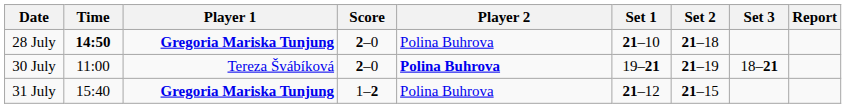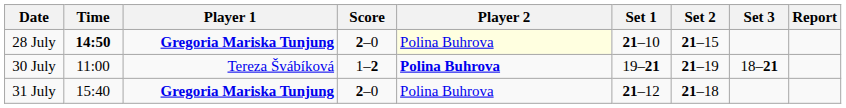(447, 41) no background -> (447, 41) lightyellow background
(700, 41) 21–18 -> (700, 41) 21–15
(367, 66) 2–0 -> (367, 66) 1–2
(367, 91) 1–2 -> (367, 91) 2–0
(700, 91) 21–15 -> (700, 91) 21–18
